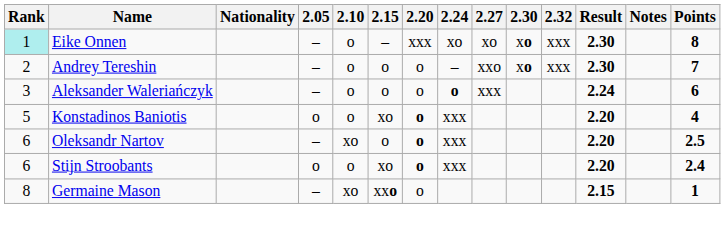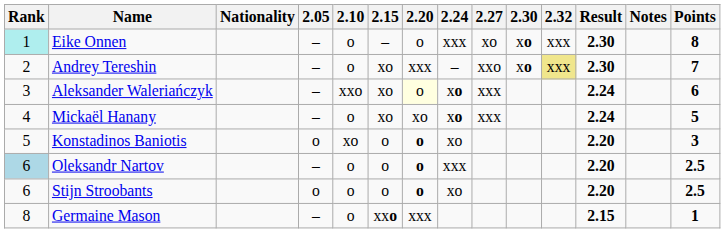(420, 41) xxx -> (420, 41) o
(455, 41) xo -> (455, 41) xxx
(385, 66) o -> (385, 66) xo
(420, 66) o -> (420, 66) xxx
(559, 66) no background -> (559, 66) khaki background
(351, 91) o -> (351, 91) xxo
(385, 91) o -> (385, 91) xo
(420, 91) no background -> (420, 91) lightyellow background
(455, 91) o -> (455, 91) xo
+ row: (104, 116)
(351, 116) o -> (351, 141) xo
(385, 116) xo -> (385, 141) o
(455, 116) xxx -> (455, 141) xo
(695, 116) 4 -> (695, 141) 3
(26, 141) no background -> (26, 166) lightblue background
(351, 141) xo -> (351, 166) o
(385, 166) xo -> (385, 191) o
(455, 166) xxx -> (455, 191) xo
(695, 166) 2.4 -> (695, 191) 2.5
(351, 191) xo -> (351, 215) o
(420, 191) o -> (420, 215) xxx
